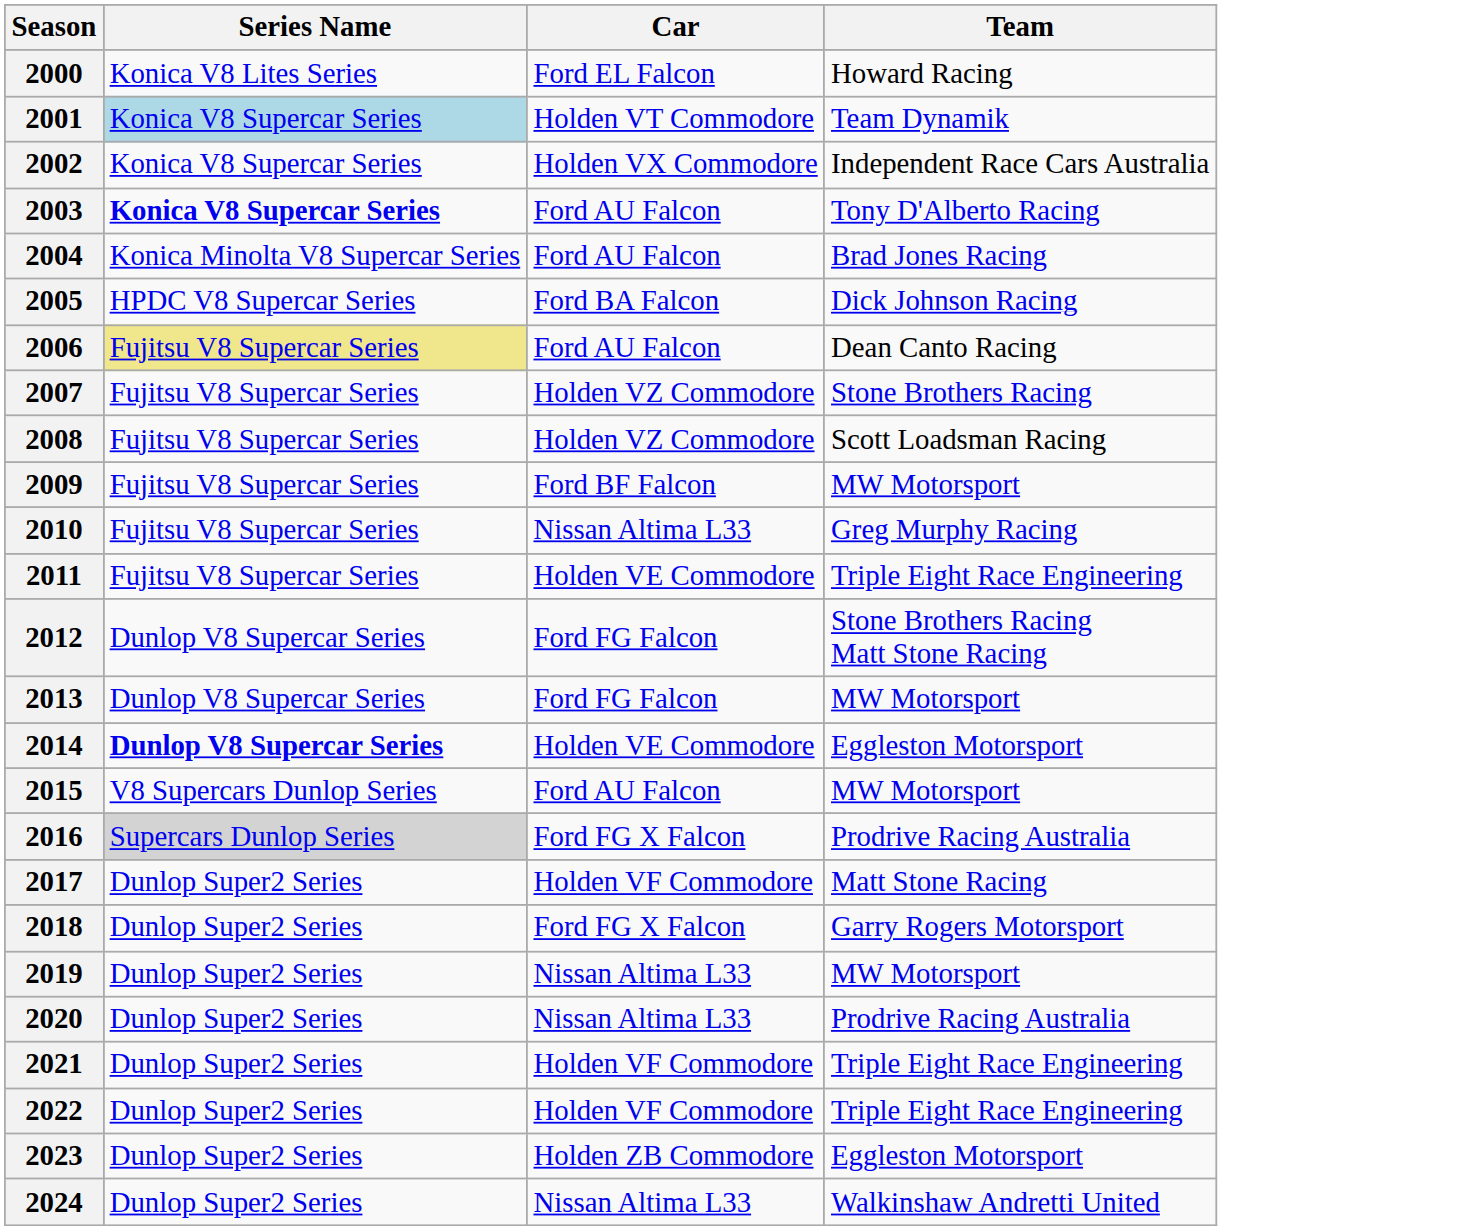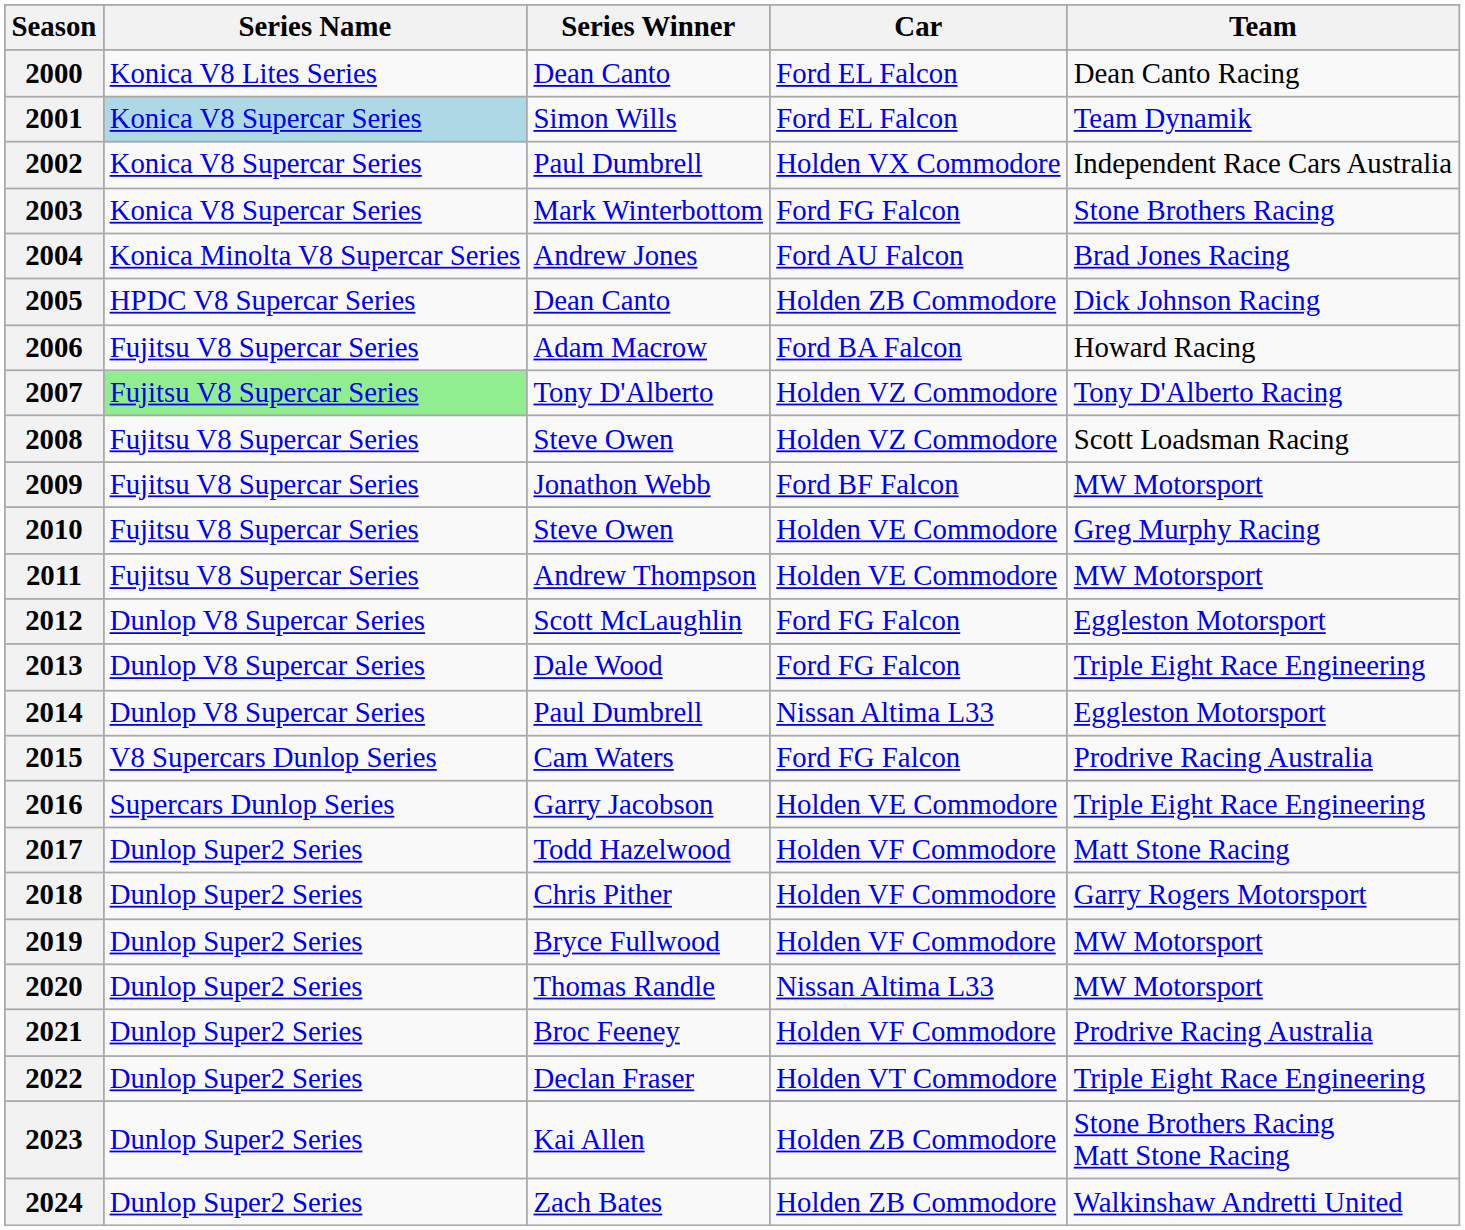+ column: (648, 27)
(922, 73) Howard Racing -> (1187, 73) Dean Canto Racing
(674, 118) Holden VT Commodore -> (867, 118) Ford EL Falcon
(275, 210) bold -> (266, 210) normal
(627, 210) Ford AU Falcon -> (868, 210) Ford FG Falcon
(965, 210) Tony D'Alberto Racing -> (1204, 210) Stone Brothers Racing
(626, 301) Ford BA Falcon -> (916, 301) Holden ZB Commodore
(264, 347) khaki background -> (264, 347) no background
(627, 347) Ford AU Falcon -> (869, 347) Ford BA Falcon
(944, 347) Dean Canto Racing -> (1165, 347) Howard Racing
(264, 392) no background -> (264, 392) lightgreen background
(961, 392) Stone Brothers Racing -> (1208, 392) Tony D'Alberto Racing
(642, 529) Nissan Altima L33 -> (917, 529) Holden VE Commodore
(1007, 575) Triple Eight Race Engineering -> (1168, 575) MW Motorsport
(961, 637) Stone Brothers Racing Matt Stone Racing -> (1200, 621) Eggleston Motorsport
(926, 699) MW Motorsport -> (1250, 666) Triple Eight Race Engineering
(276, 744) bold -> (267, 712) normal
(674, 744) Holden VE Commodore -> (885, 712) Nissan Altima L33
(627, 790) Ford AU Falcon -> (868, 758) Ford FG Falcon
(926, 790) MW Motorsport -> (1223, 758) Prodrive Racing Australia
(252, 836) lightgrey background -> (252, 803) no background
(639, 836) Ford FG X Falcon -> (917, 803) Holden VE Commodore
(981, 836) Prodrive Racing Australia -> (1250, 803) Triple Eight Race Engineering
(639, 927) Ford FG X Falcon -> (916, 895) Holden VF Commodore
(642, 973) Nissan Altima L33 -> (916, 940) Holden VF Commodore
(981, 1018) Prodrive Racing Australia -> (1168, 986) MW Motorsport
(1007, 1064) Triple Eight Race Engineering -> (1223, 1032) Prodrive Racing Australia
(673, 1110) Holden VF Commodore -> (916, 1077) Holden VT Commodore
(957, 1155) Eggleston Motorsport -> (1204, 1139) Stone Brothers Racing Matt Stone Racing
(642, 1201) Nissan Altima L33 -> (916, 1201) Holden ZB Commodore
